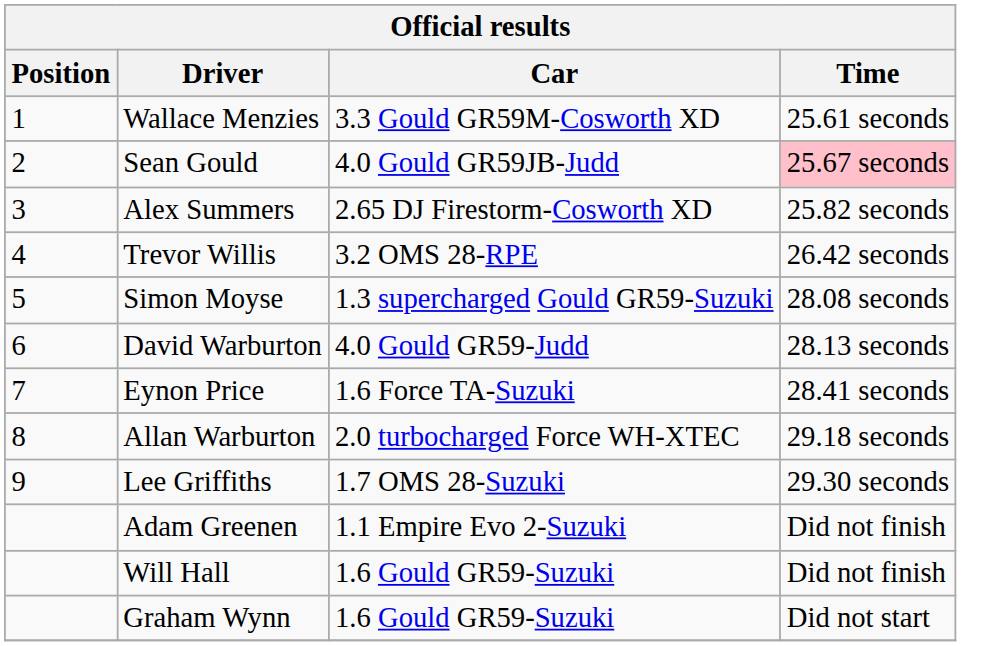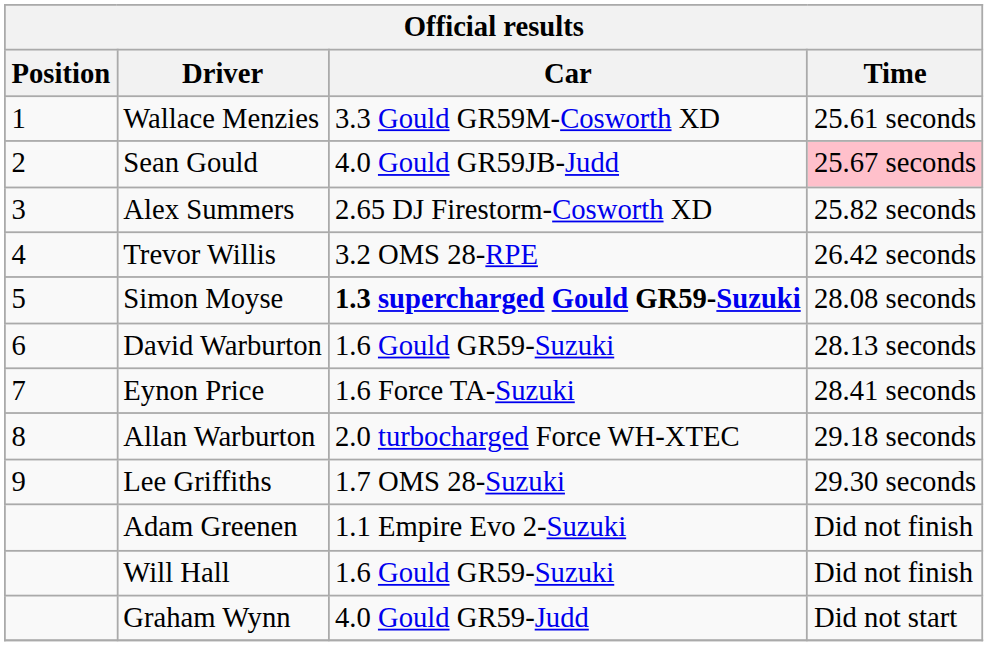(554, 299) normal -> (568, 299) bold
(462, 345) 4.0 Gould GR59-Judd -> (475, 345) 1.6 Gould GR59-Suzuki
(475, 617) 1.6 Gould GR59-Suzuki -> (462, 617) 4.0 Gould GR59-Judd
